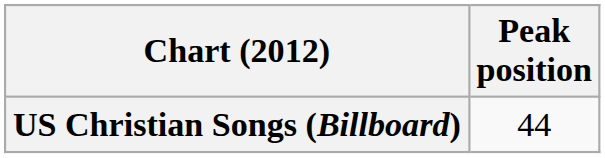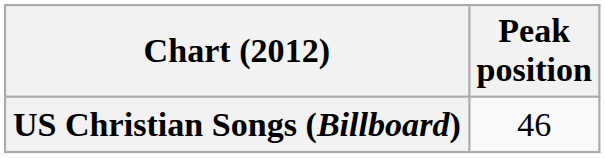(534, 123) 44 -> (534, 123) 46
